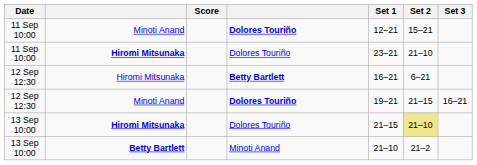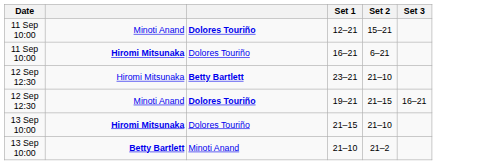- column: (207, 12)
(386, 54) 23–21 -> (345, 54) 16–21
(420, 54) 21–10 -> (380, 54) 6–21
(386, 78) 16–21 -> (345, 78) 23–21
(420, 78) 6–21 -> (380, 78) 21–10
(420, 125) khaki background -> (380, 125) no background
